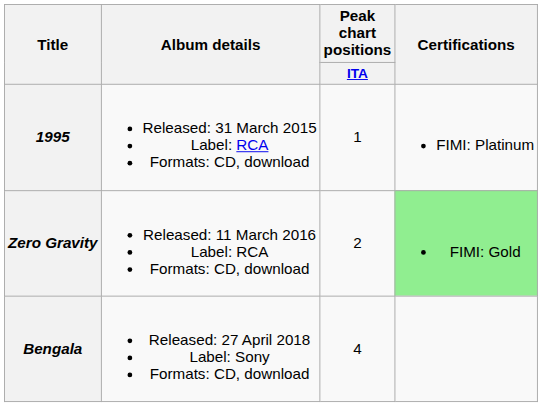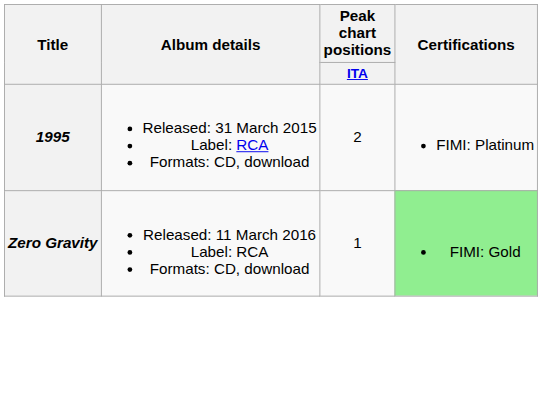(357, 137) 1 -> (357, 137) 2
(357, 243) 2 -> (357, 243) 1
- row: (53, 348)
